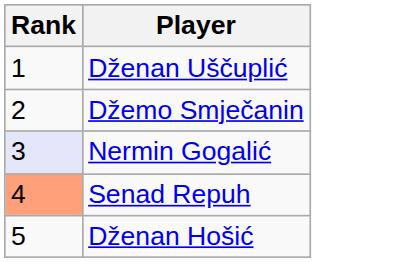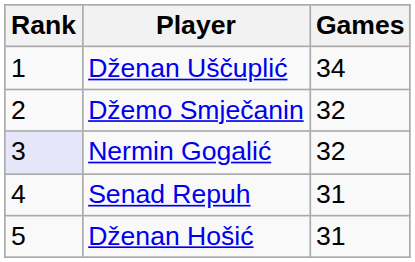+ column: (360, 25)
(18, 194) lightsalmon background -> (18, 194) no background
